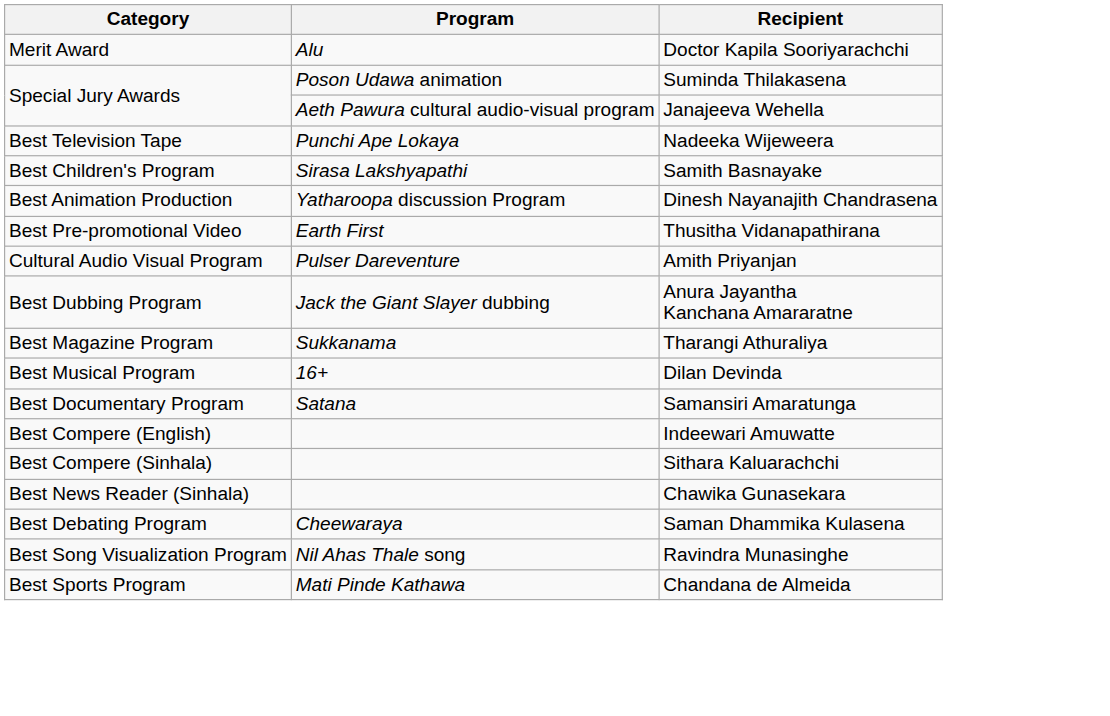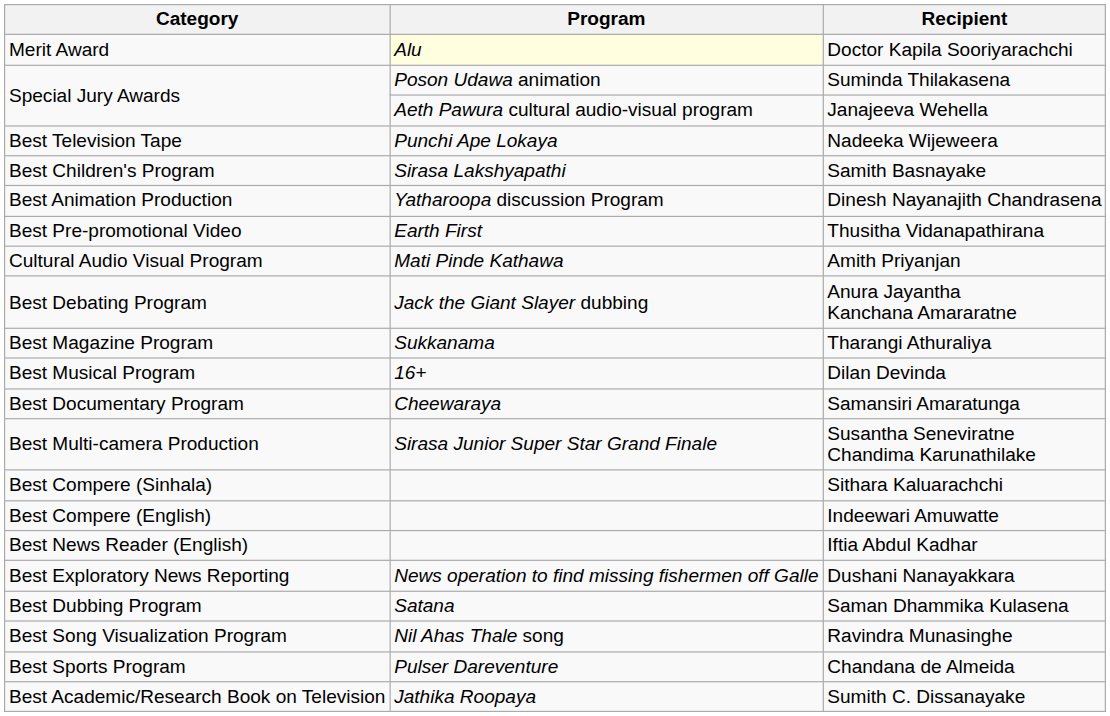(310, 49) no background -> (408, 49) lightyellow background
(378, 261) Pulser Dareventure -> (479, 261) Mati Pinde Kathawa
(105, 302) Best Dubbing Program -> (108, 302) Best Debating Program
(326, 403) Satana -> (448, 403) Cheewaraya
+ row: (932, 444)
rows swapped: (751, 463) <-> (749, 433)
- row: (754, 493)
+ row: (902, 545)
+ row: (921, 575)
(108, 524) Best Debating Program -> (105, 605) Best Dubbing Program
(349, 524) Cheewaraya -> (424, 605) Satana
(380, 584) Mati Pinde Kathawa -> (476, 666) Pulser Dareventure
+ row: (926, 696)
